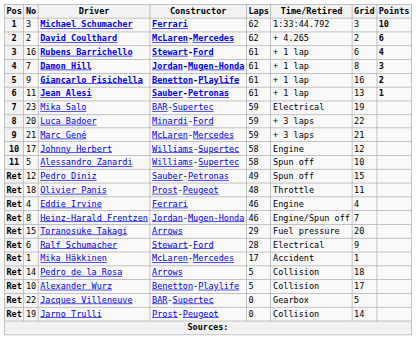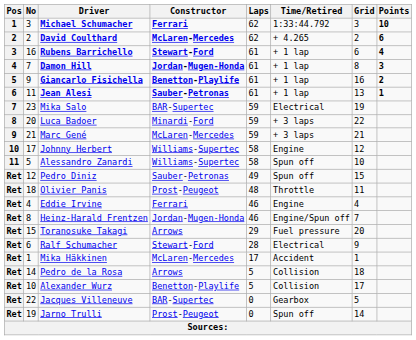(296, 314) Collision -> (294, 314) Spun off
